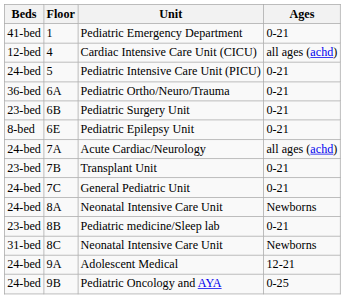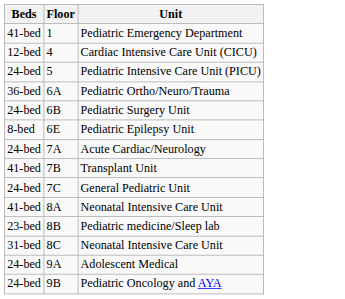- column: (302, 14)
(24, 110) 23-bed -> (24, 110) 24-bed
(24, 168) 23-bed -> (24, 168) 41-bed
(24, 206) 24-bed -> (24, 206) 41-bed
